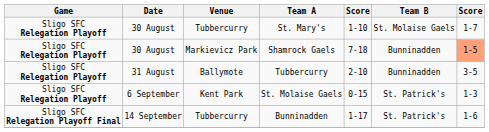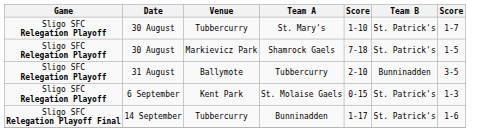(414, 28) St. Molaise Gaels -> (405, 28) St. Patrick's
(414, 50) Bunninadden -> (405, 50) St. Patrick's
(470, 50) lightsalmon background -> (451, 50) no background
